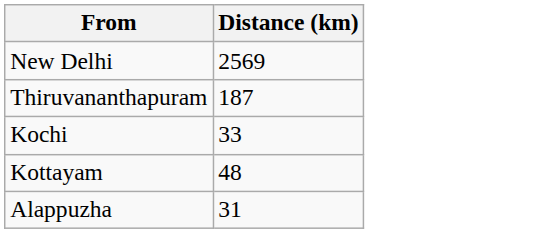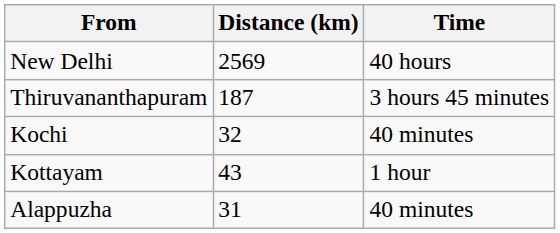+ column: (459, 23)
(230, 135) 33 -> (230, 135) 32
(230, 172) 48 -> (230, 172) 43
